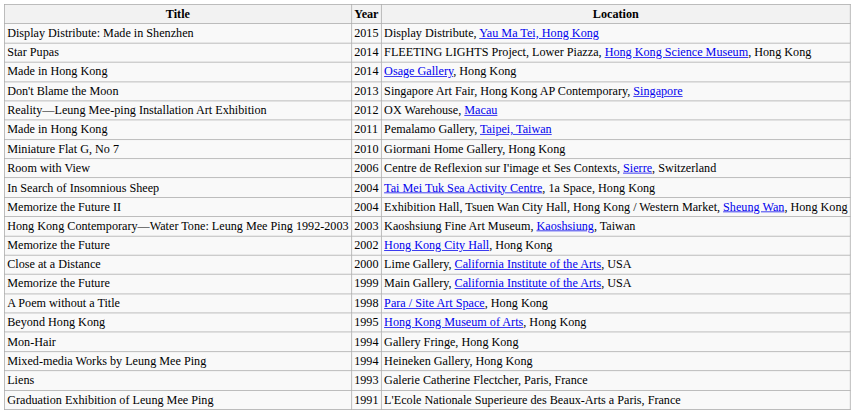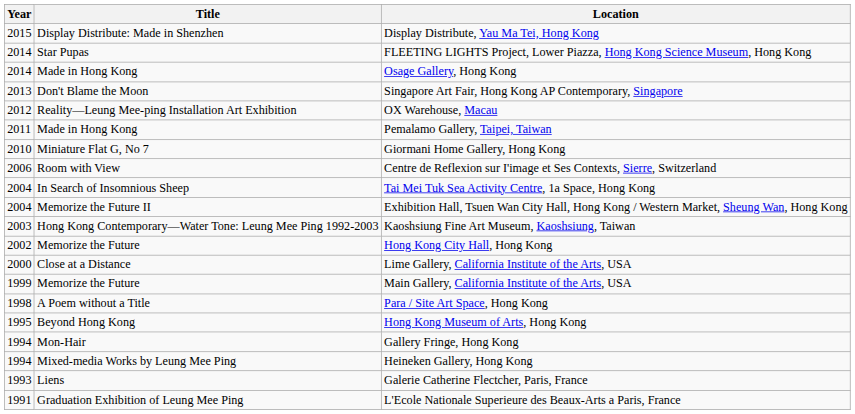columns swapped: (366, 14) <-> (178, 14)
